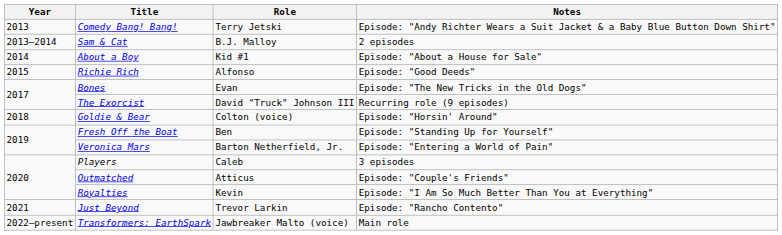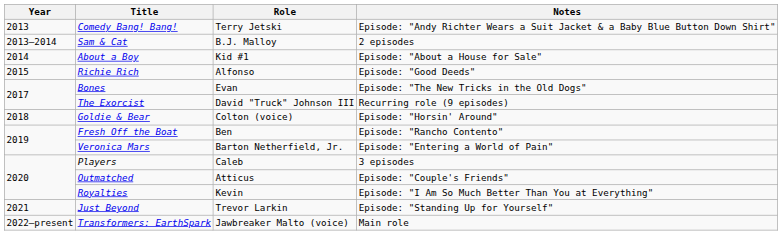(456, 132) Episode: "Standing Up for Yourself" -> (431, 132) Episode: "Rancho Contento"
(431, 207) Episode: "Rancho Contento" -> (456, 207) Episode: "Standing Up for Yourself"
